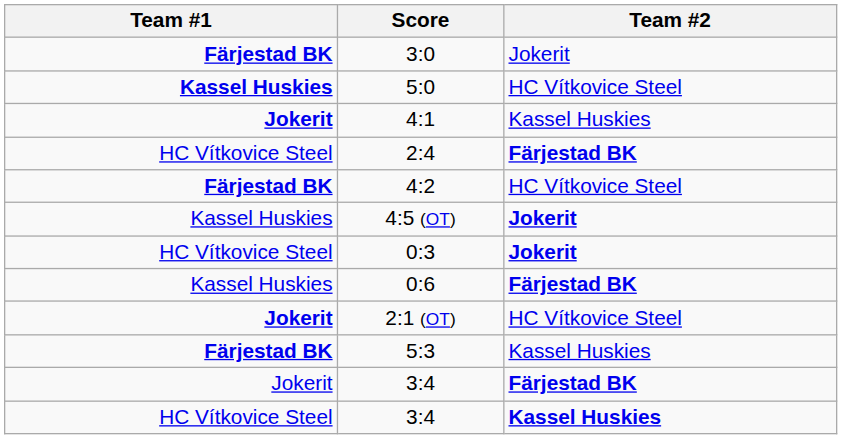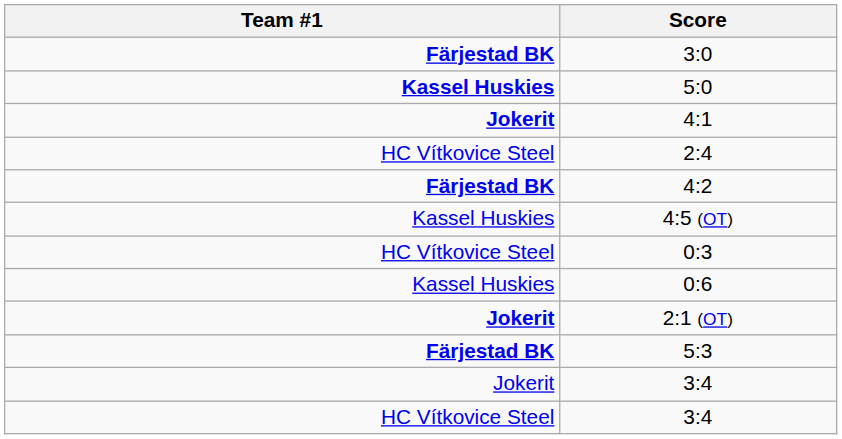- column: (670, 20)
